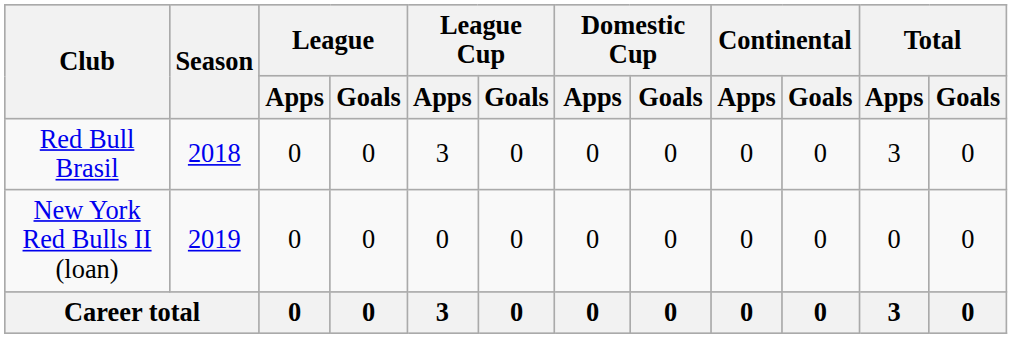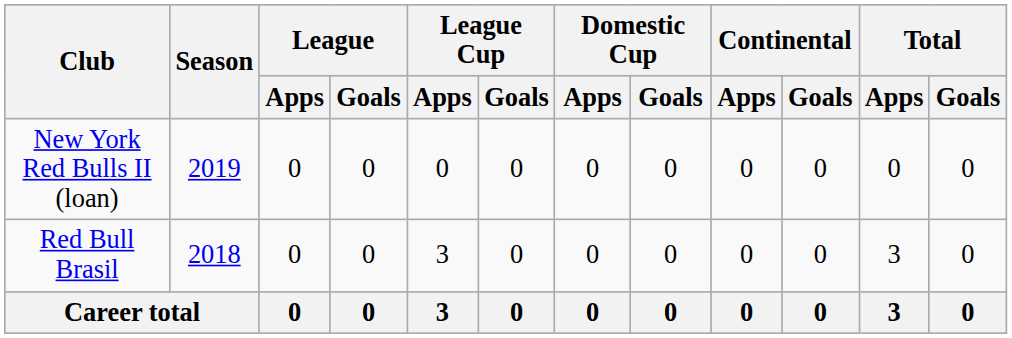rows swapped: (87, 153) <-> (87, 240)
